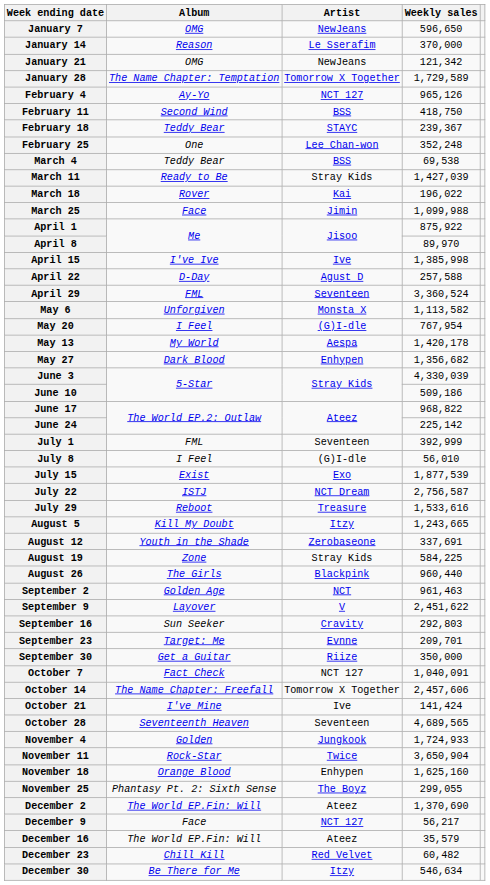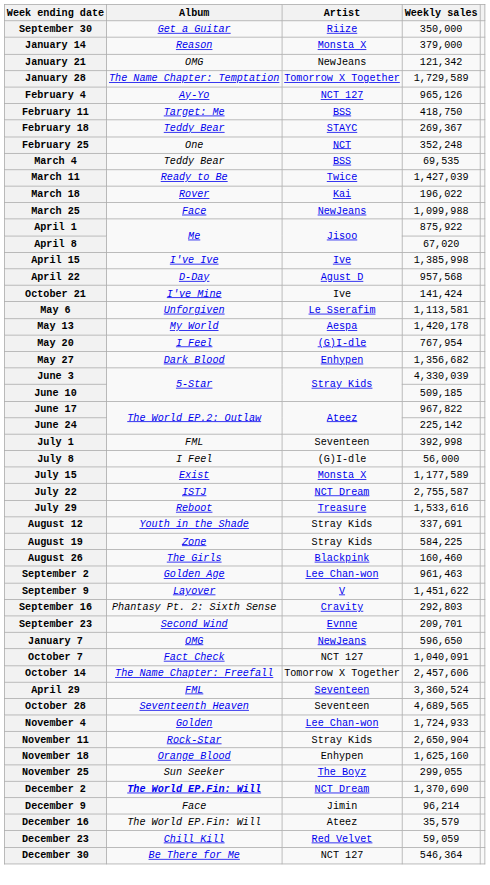rows swapped: (55, 29) <-> (55, 657)
(342, 46) Le Sserafim -> (342, 46) Monsta X
(441, 46) 370,000 -> (441, 46) 379,000
(194, 112) Second Wind -> (194, 112) Target: Me
(441, 128) 239,367 -> (441, 128) 269,367
(342, 145) Lee Chan-won -> (342, 145) NCT
(441, 161) 69,538 -> (441, 161) 69,535
(342, 178) Stray Kids -> (342, 178) Twice
(342, 211) Jimin -> (342, 211) NewJeans
(441, 244) 89,970 -> (441, 244) 67,020
(441, 277) 257,588 -> (441, 277) 957,568
rows swapped: (55, 294) <-> (55, 707)
(342, 310) Monsta X -> (342, 310) Le Sserafim
(441, 310) 1,113,582 -> (441, 310) 1,113,581
rows swapped: (55, 343) <-> (55, 327)
(441, 393) 509,186 -> (441, 393) 509,185
(441, 409) 968,822 -> (441, 409) 967,822
(441, 442) 392,999 -> (441, 442) 392,998
(441, 459) 56,010 -> (441, 459) 56,000
(342, 475) Exo -> (342, 475) Monsta X
(441, 475) 1,877,539 -> (441, 475) 1,177,589
(441, 492) 2,756,587 -> (441, 492) 2,755,587
- row: (55, 525)
(342, 541) Zerobaseone -> (342, 525) Stray Kids
(441, 575) 960,440 -> (441, 558) 160,460
(342, 591) NCT -> (342, 575) Lee Chan-won
(441, 608) 2,451,622 -> (441, 591) 1,451,622
(194, 624) Sun Seeker -> (194, 608) Phantasy Pt. 2: Sixth Sense
(194, 641) Target: Me -> (194, 624) Second Wind
(342, 740) Jungkook -> (342, 723) Lee Chan-won
(342, 756) Twice -> (342, 740) Stray Kids
(441, 756) 3,650,904 -> (441, 740) 2,650,904
(194, 789) Phantasy Pt. 2: Sixth Sense -> (194, 773) Sun Seeker
(194, 806) normal -> (194, 789) bold
(342, 806) Ateez -> (342, 789) NCT Dream
(342, 822) NCT 127 -> (342, 806) Jimin
(441, 822) 56,217 -> (441, 806) 96,214
(441, 855) 60,482 -> (441, 839) 59,059
(342, 872) Itzy -> (342, 855) NCT 127
(441, 872) 546,634 -> (441, 855) 546,364
